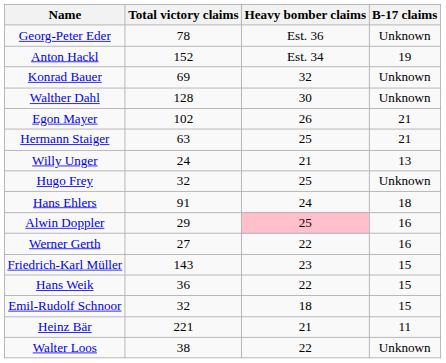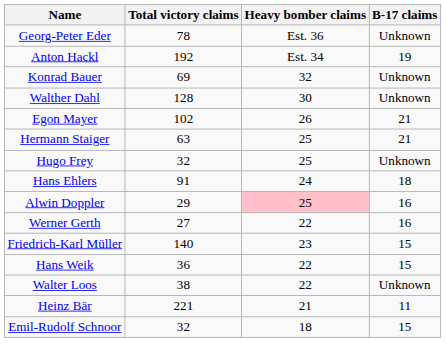(183, 56) 152 -> (183, 56) 192
- row: (65, 160)
(183, 264) 143 -> (183, 243) 140
rows swapped: (65, 347) <-> (65, 306)
